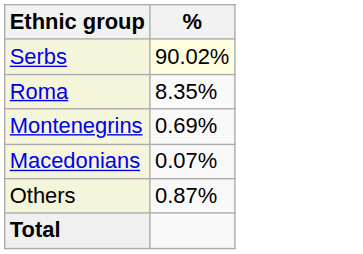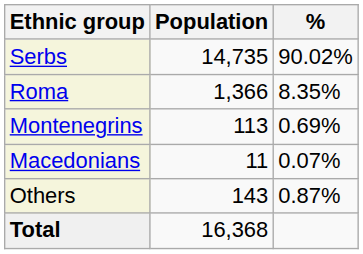+ column: (212, 21)
(192, 56) lightyellow background -> (316, 56) no background
